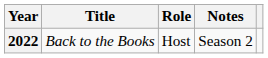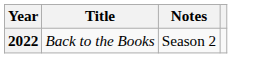- column: (176, 16)
